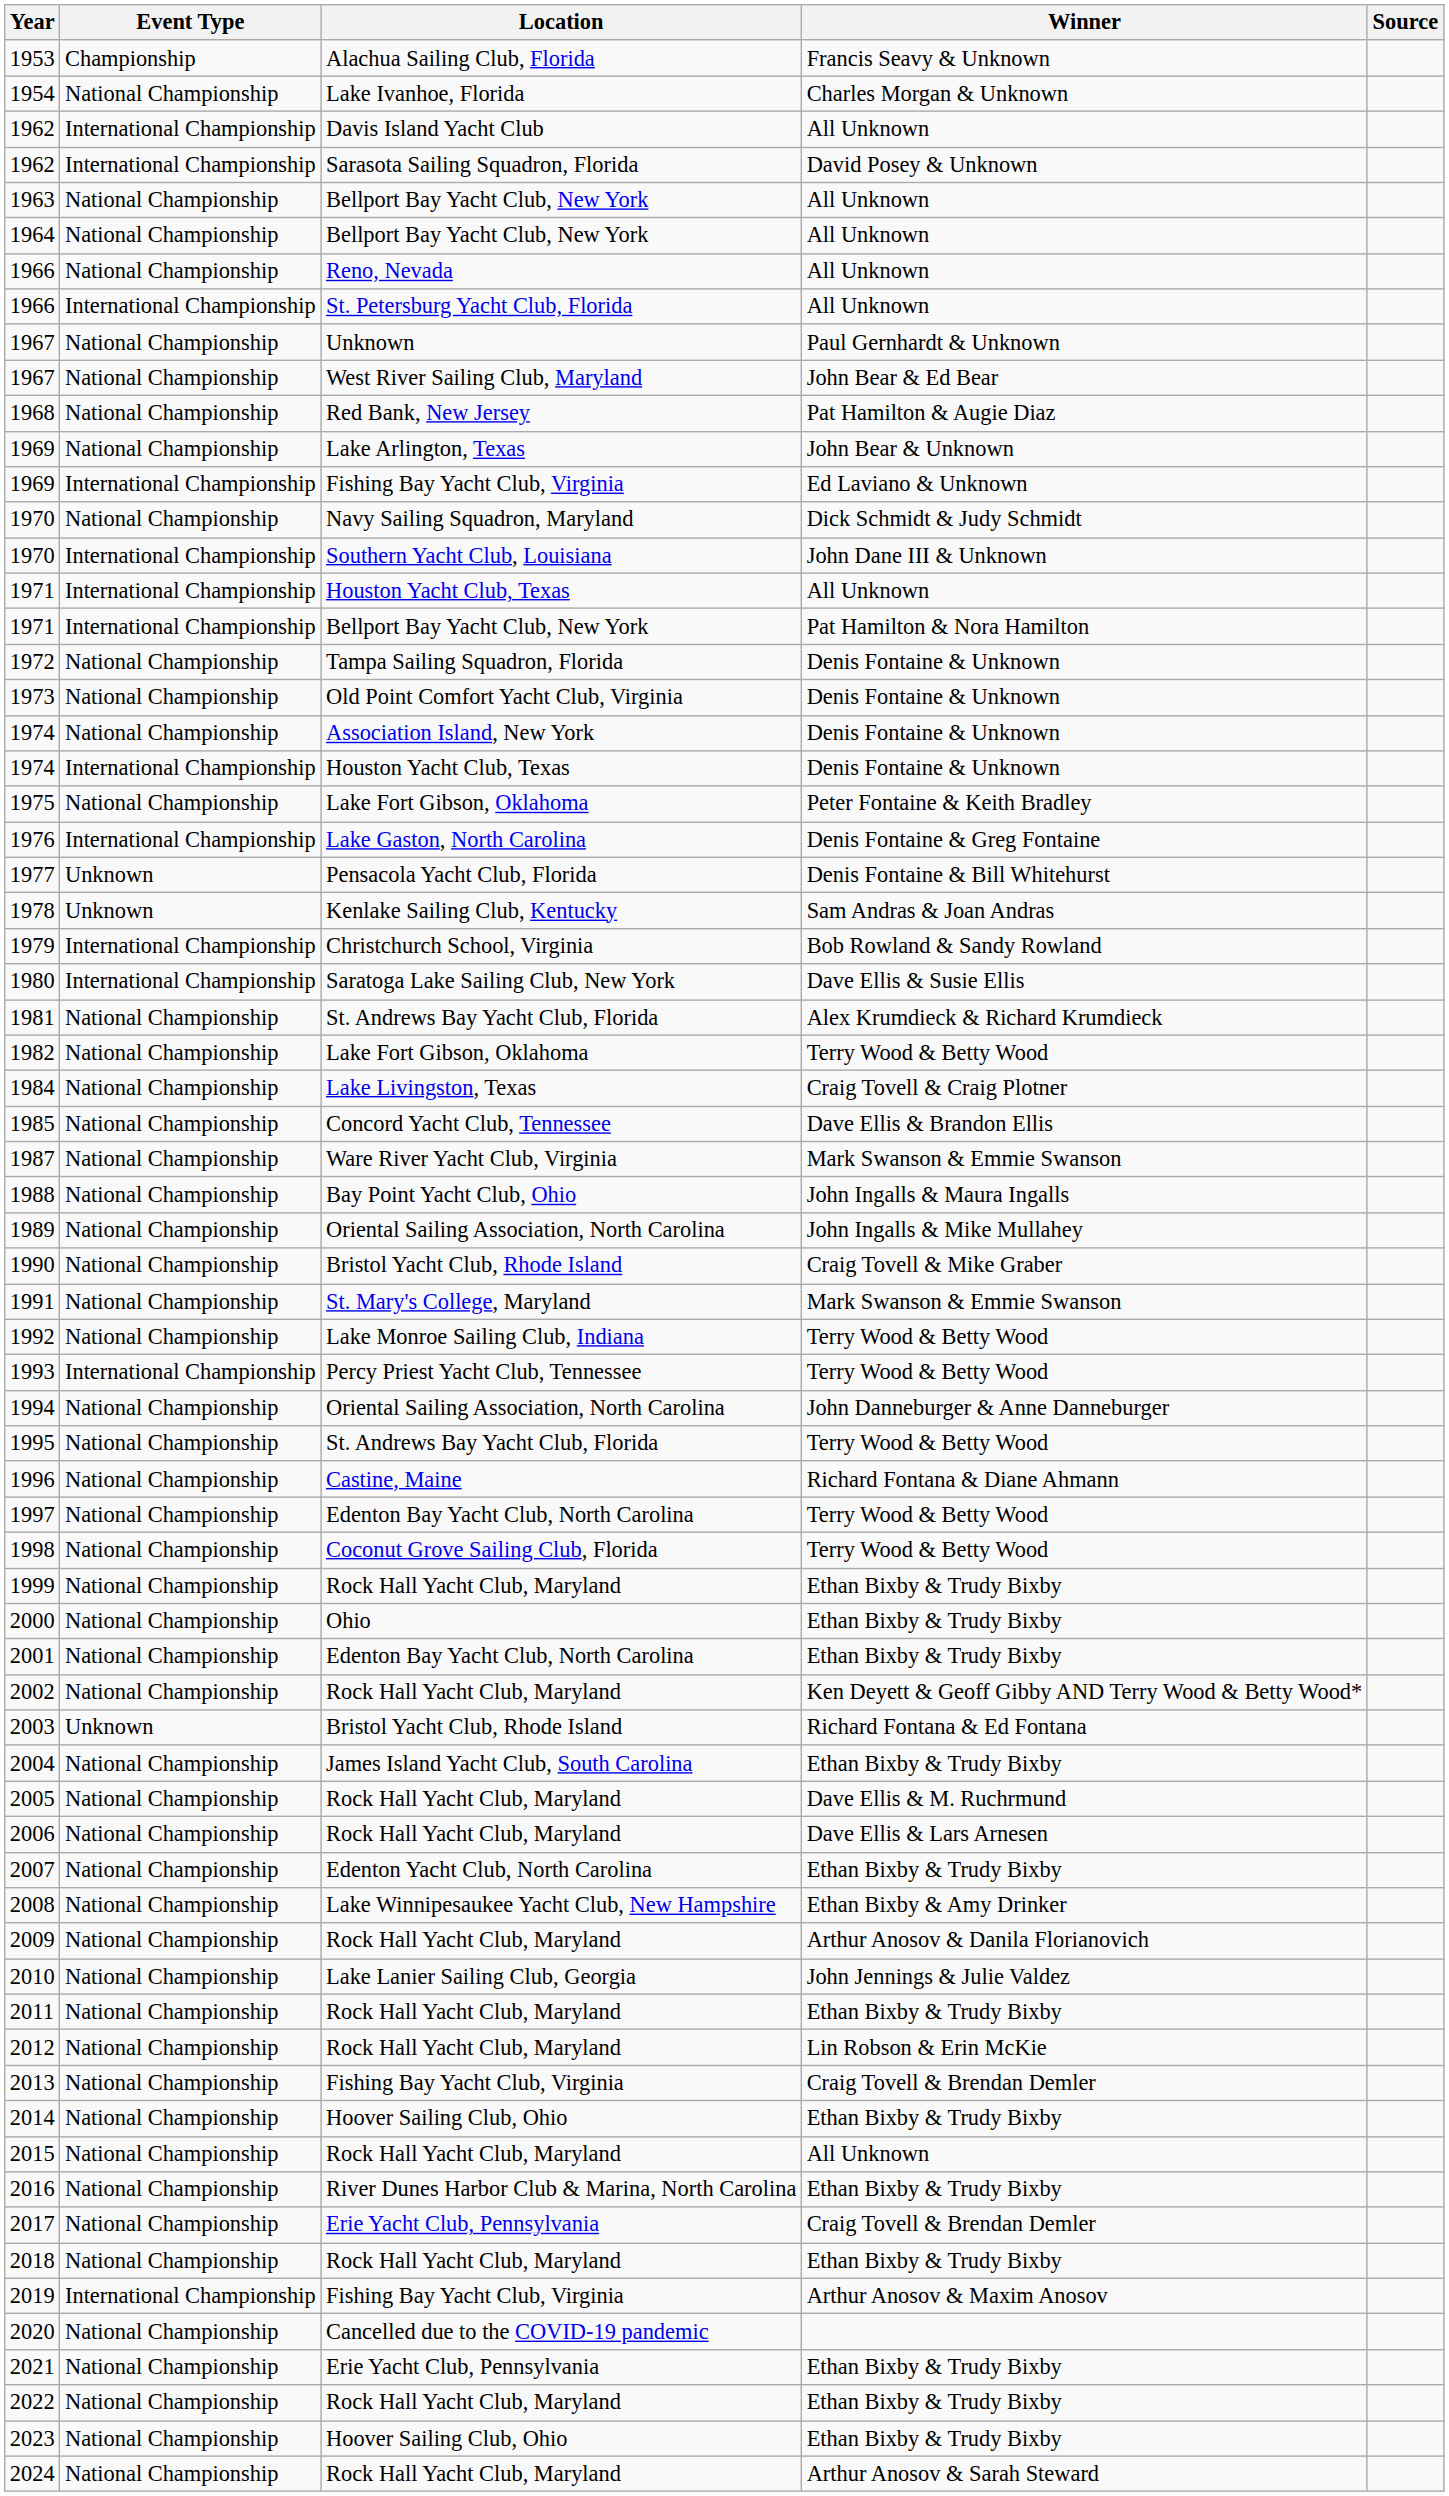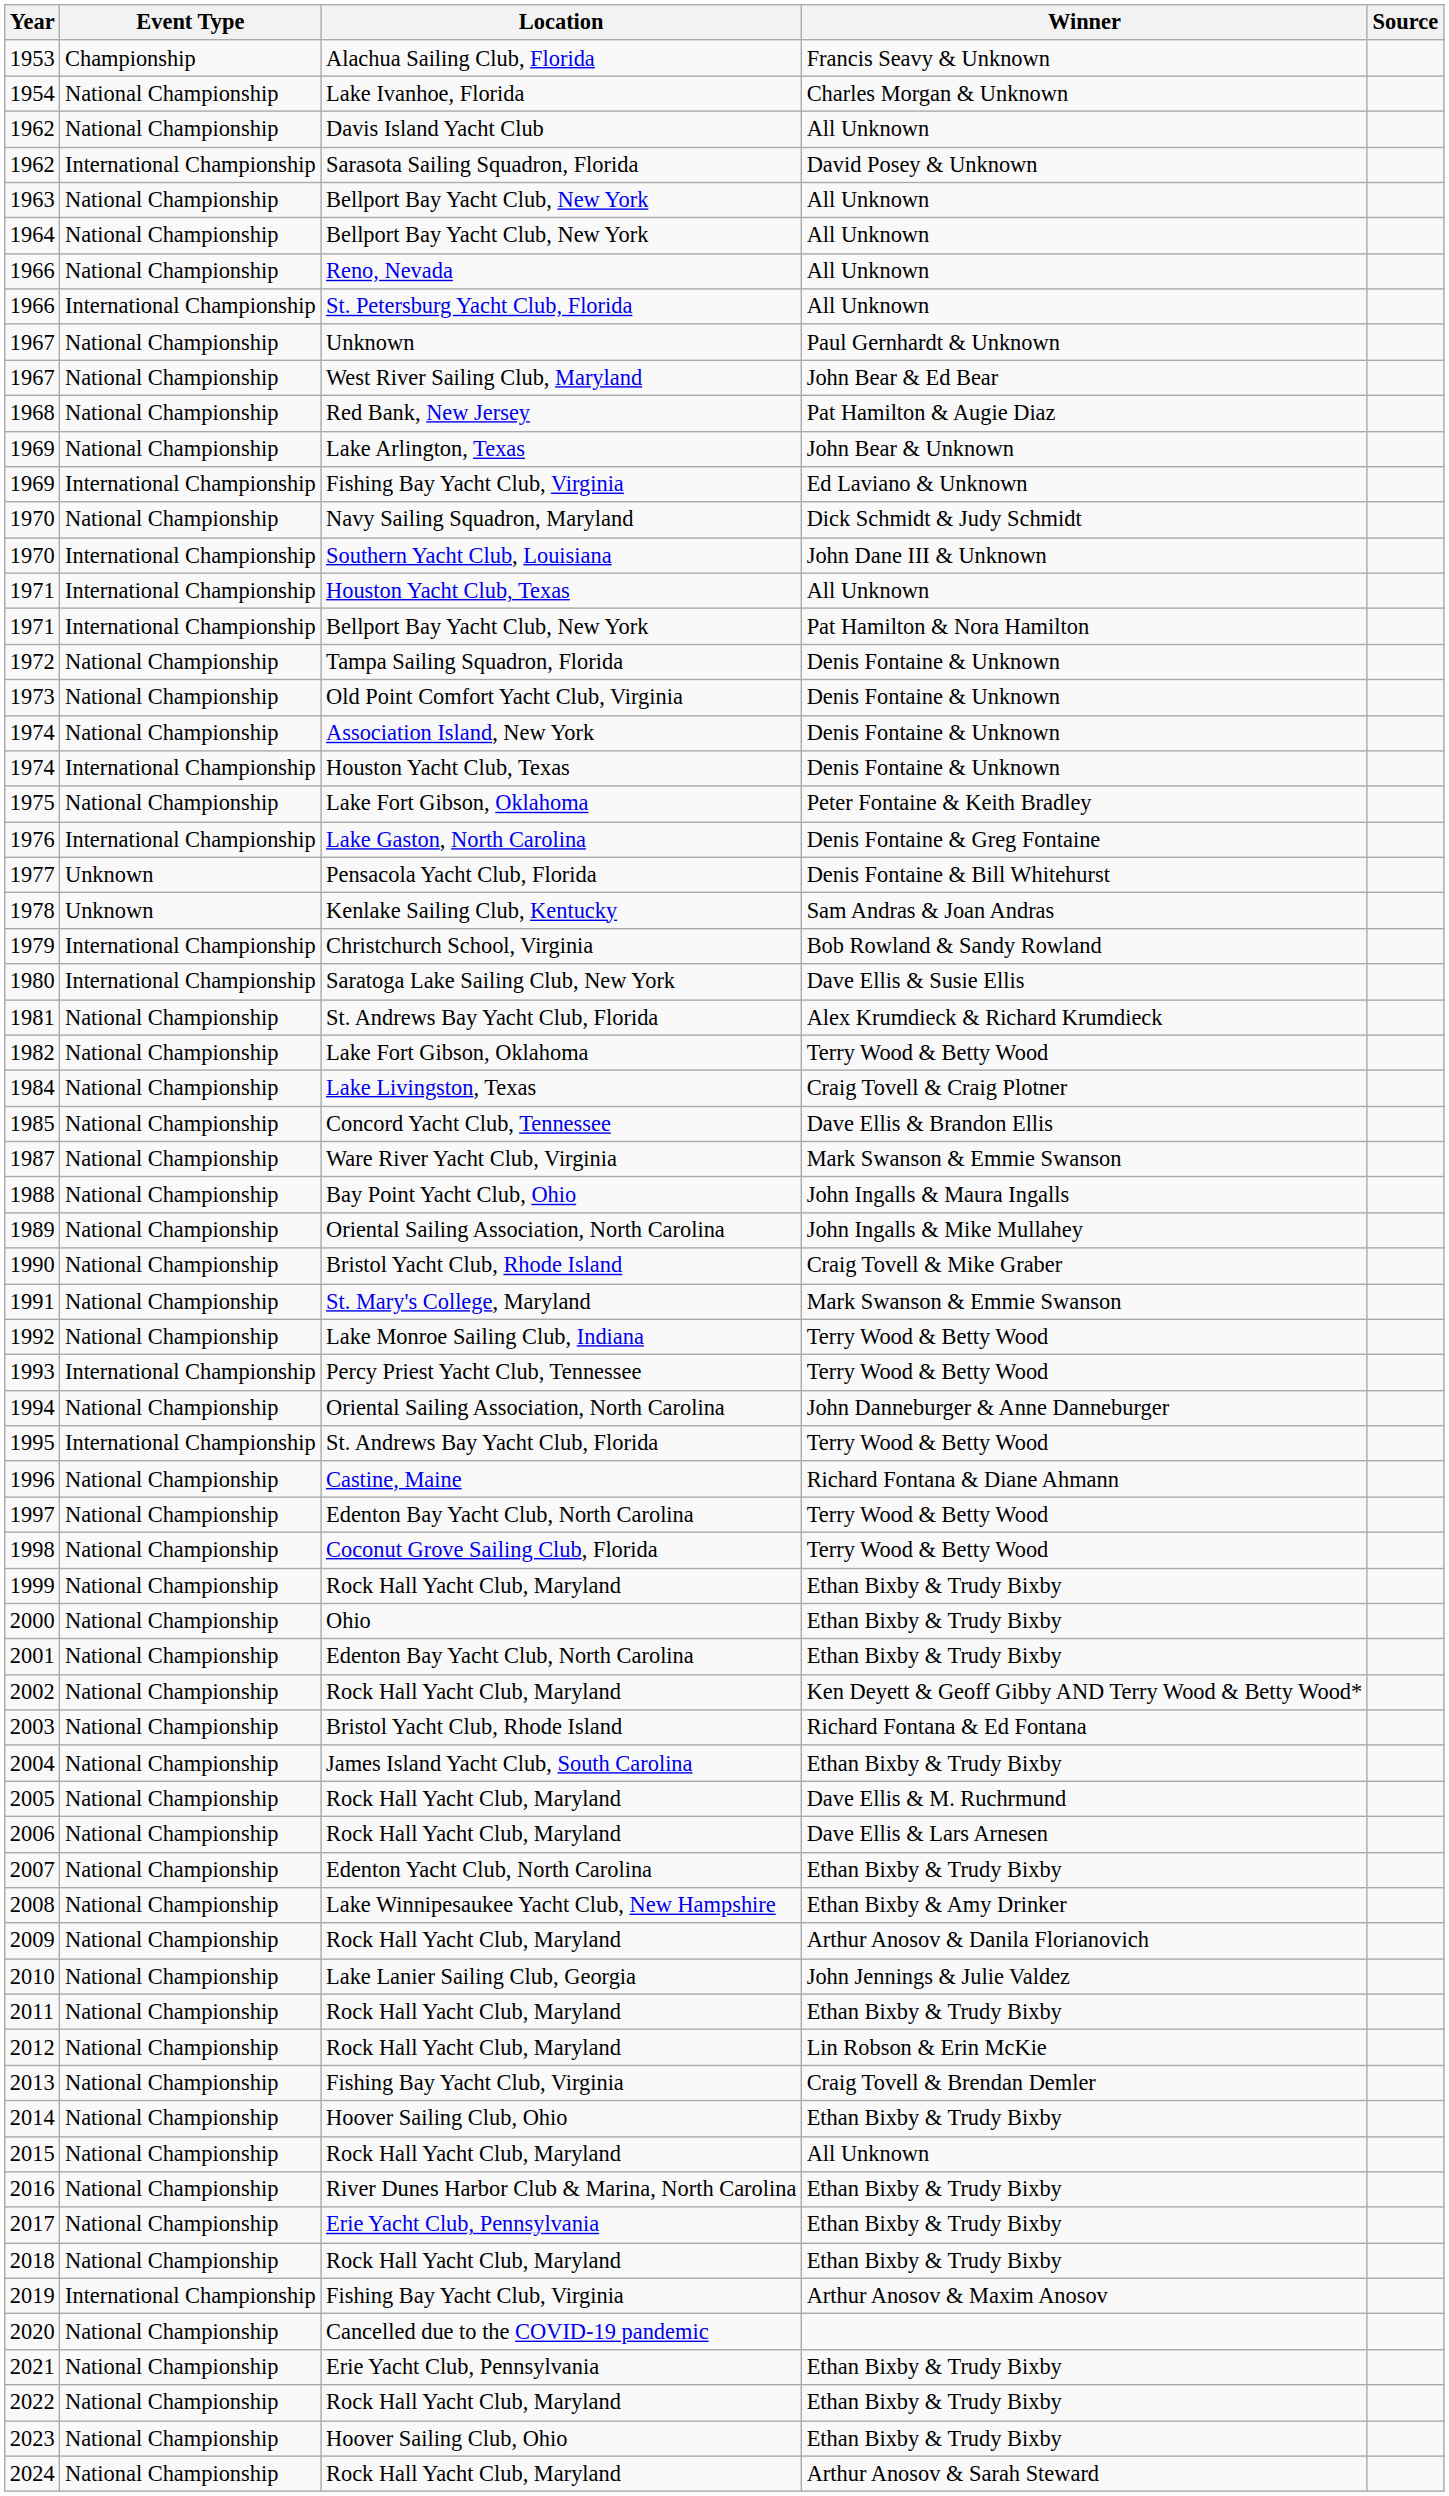(190, 128) International Championship -> (172, 128) National Championship
(172, 1443) National Championship -> (190, 1443) International Championship
(109, 1727) Unknown -> (172, 1727) National Championship
(951, 2224) Craig Tovell & Brendan Demler -> (934, 2224) Ethan Bixby & Trudy Bixby
